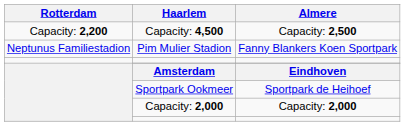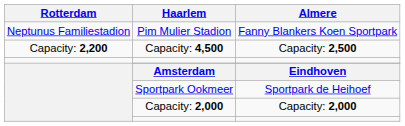rows swapped: (184, 48) <-> (184, 31)
